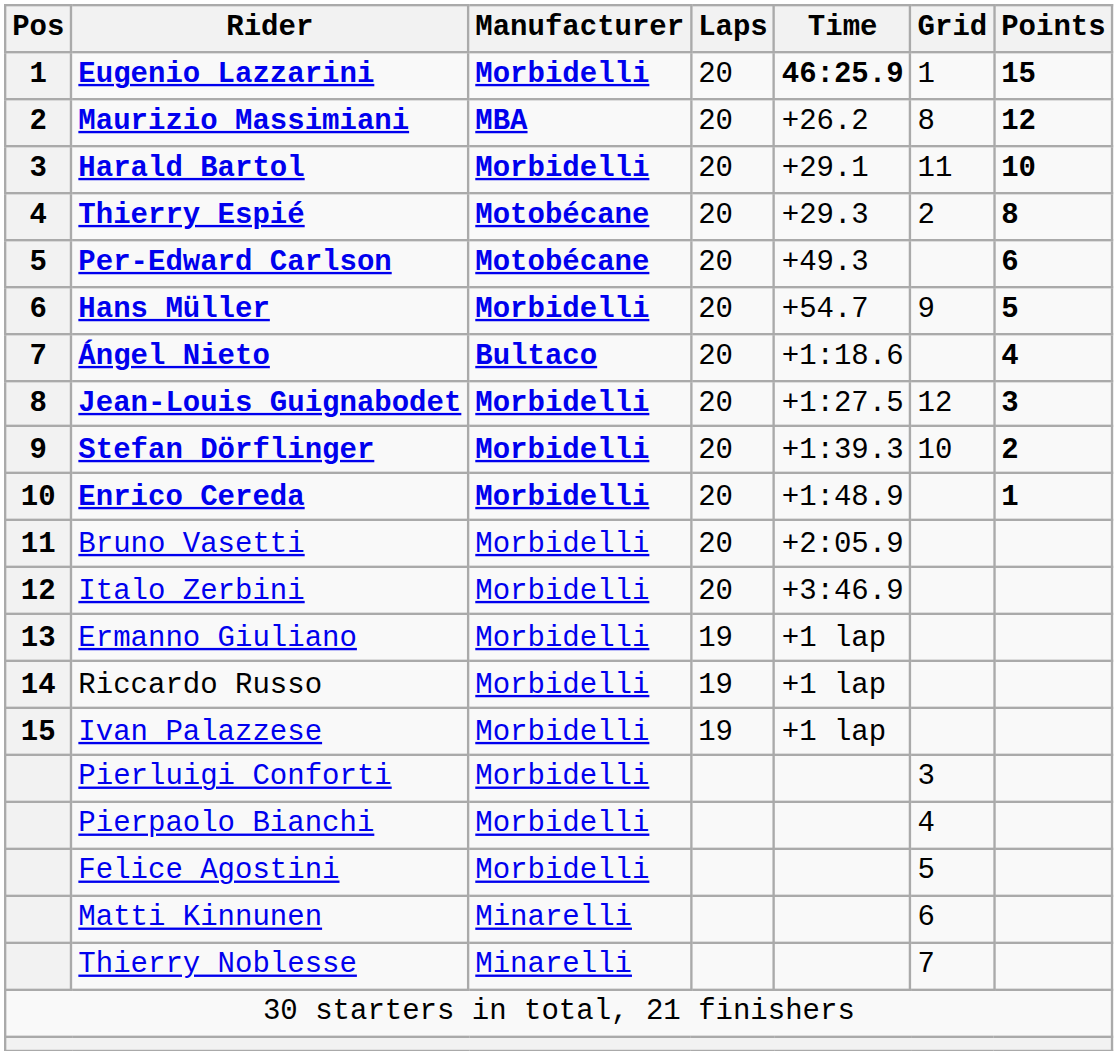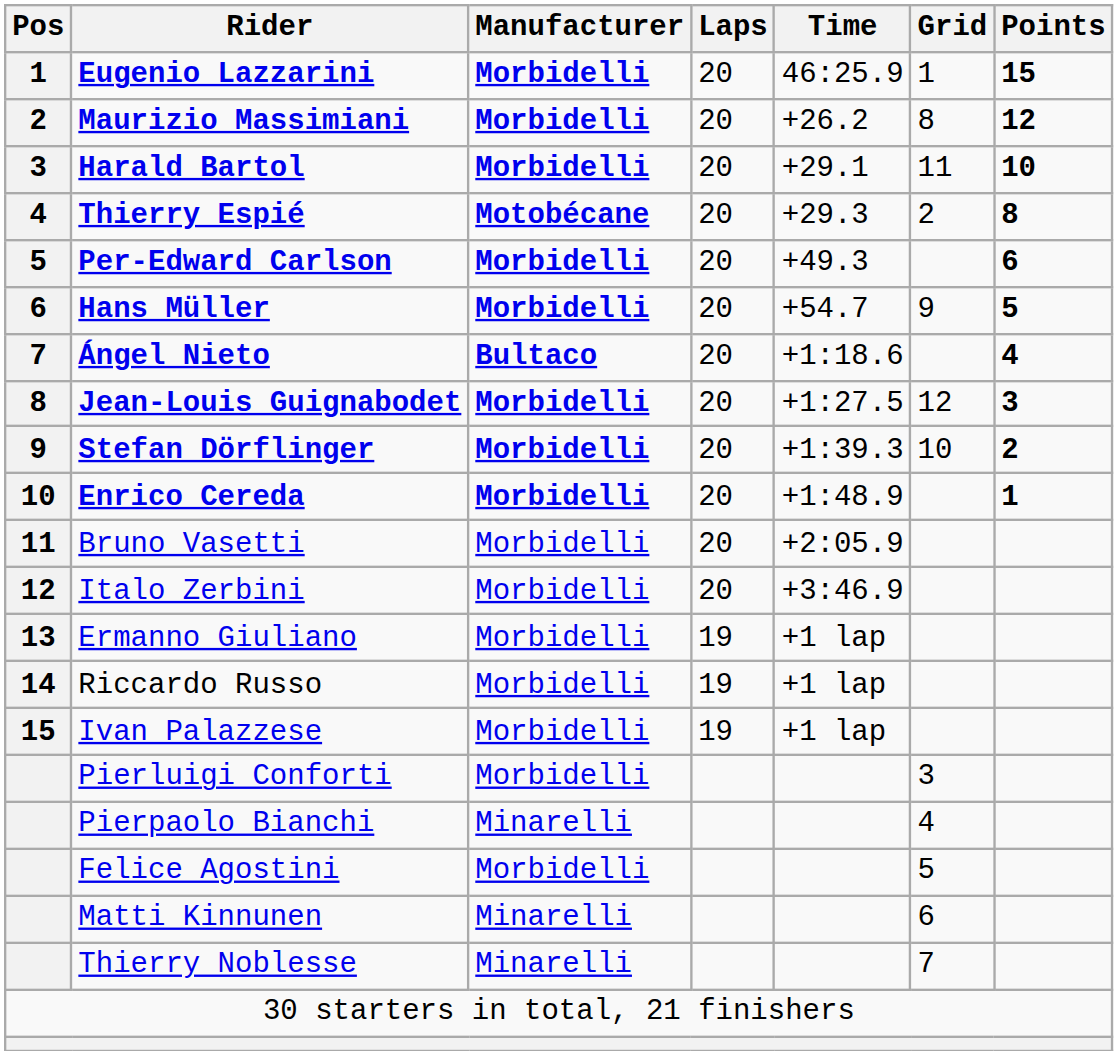(843, 76) bold -> (843, 76) normal
(501, 123) MBA -> (562, 123) Morbidelli
(562, 263) Motobécane -> (562, 263) Morbidelli
(562, 825) Morbidelli -> (554, 825) Minarelli
